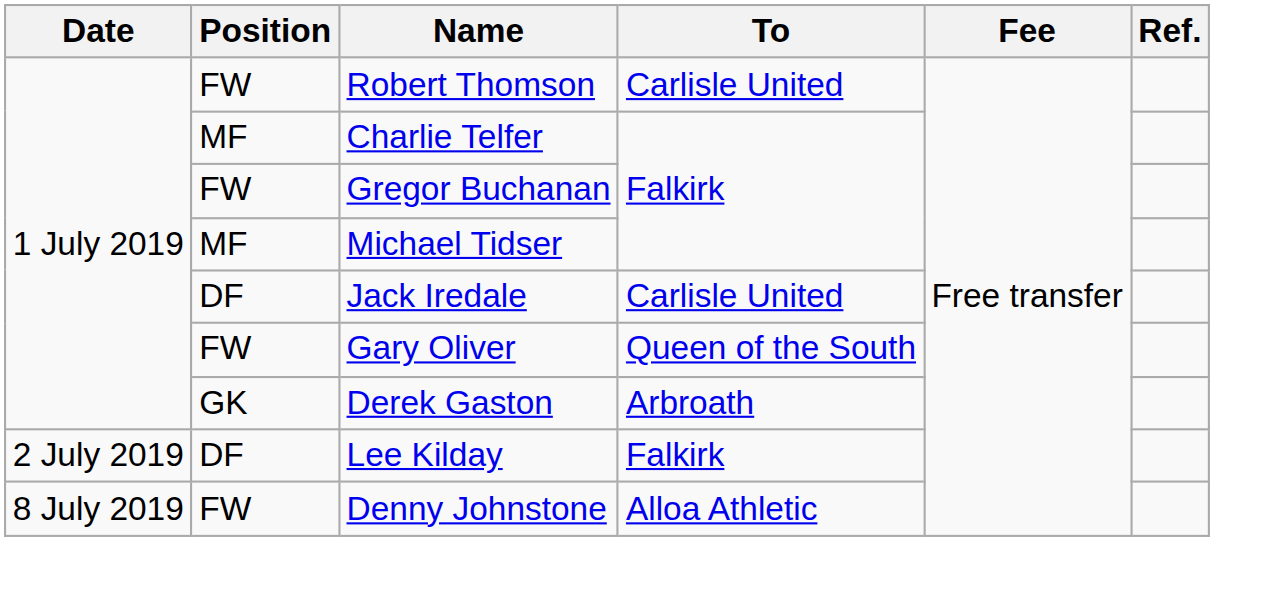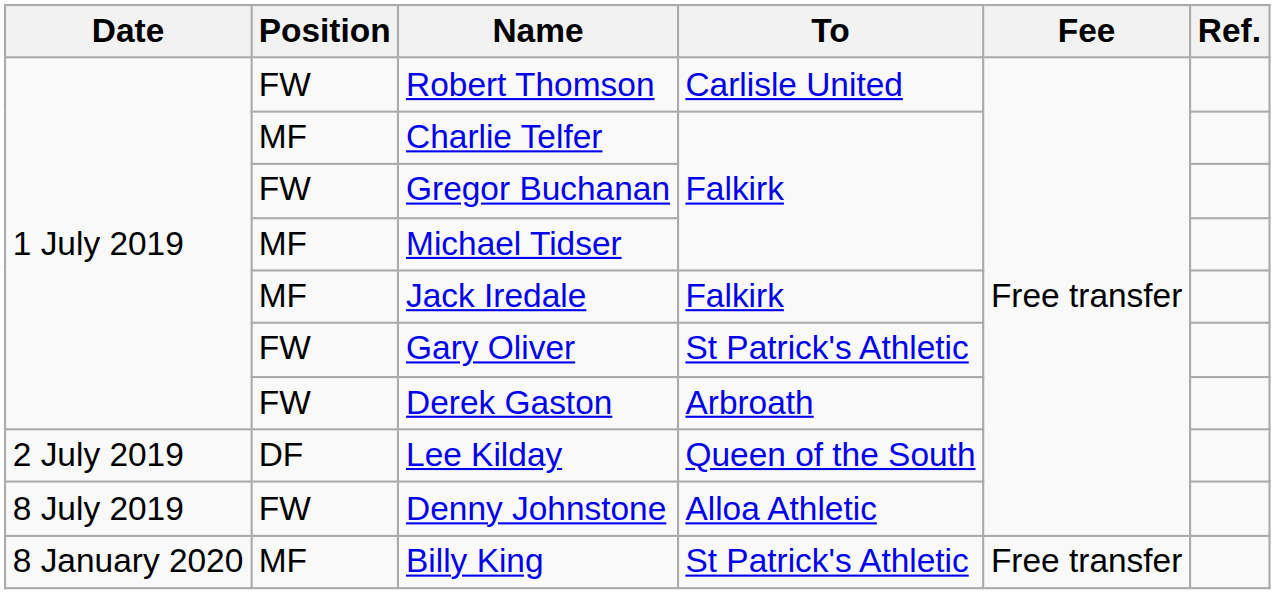(222, 296) DF -> (283, 296) MF
(735, 296) Carlisle United -> (735, 296) Falkirk
(771, 349) Queen of the South -> (827, 349) St Patrick's Athletic
(223, 402) GK -> (285, 402) FW
(675, 455) Falkirk -> (830, 455) Queen of the South
+ row: (475, 561)
